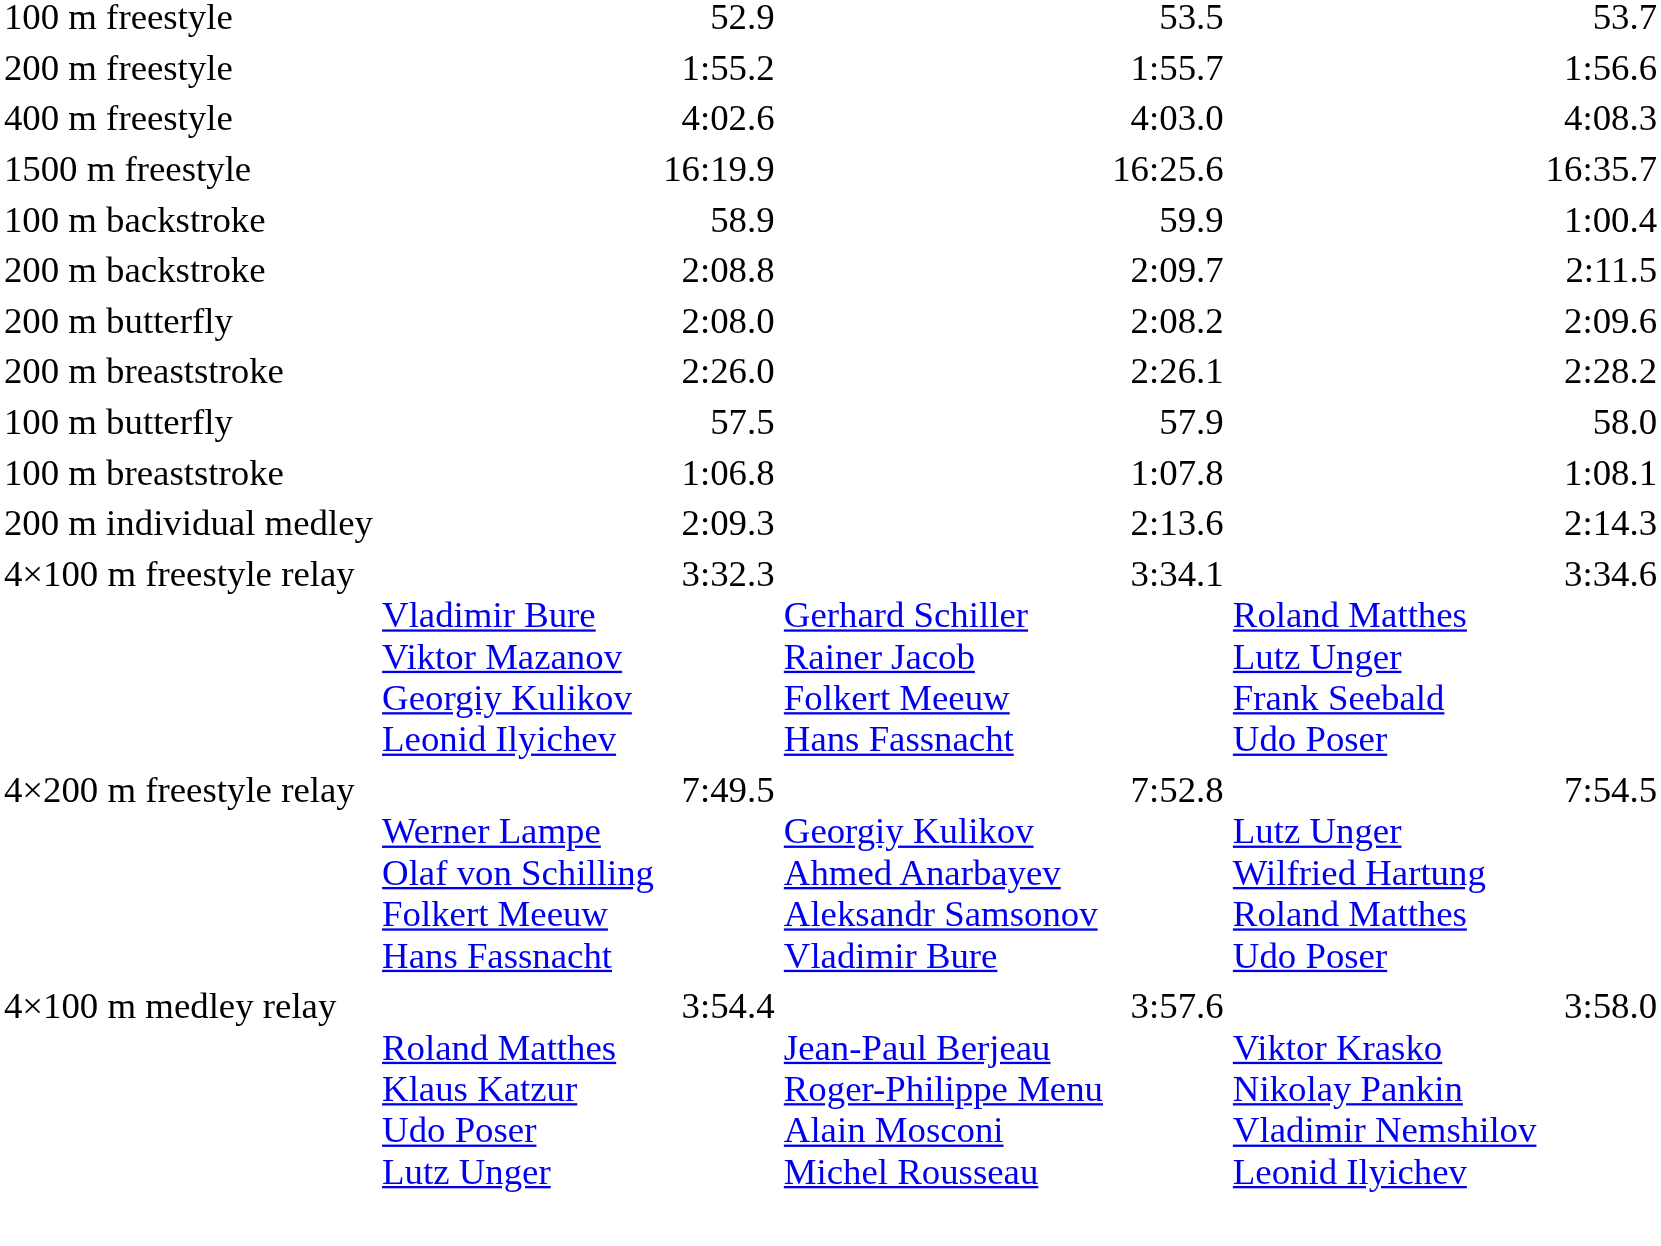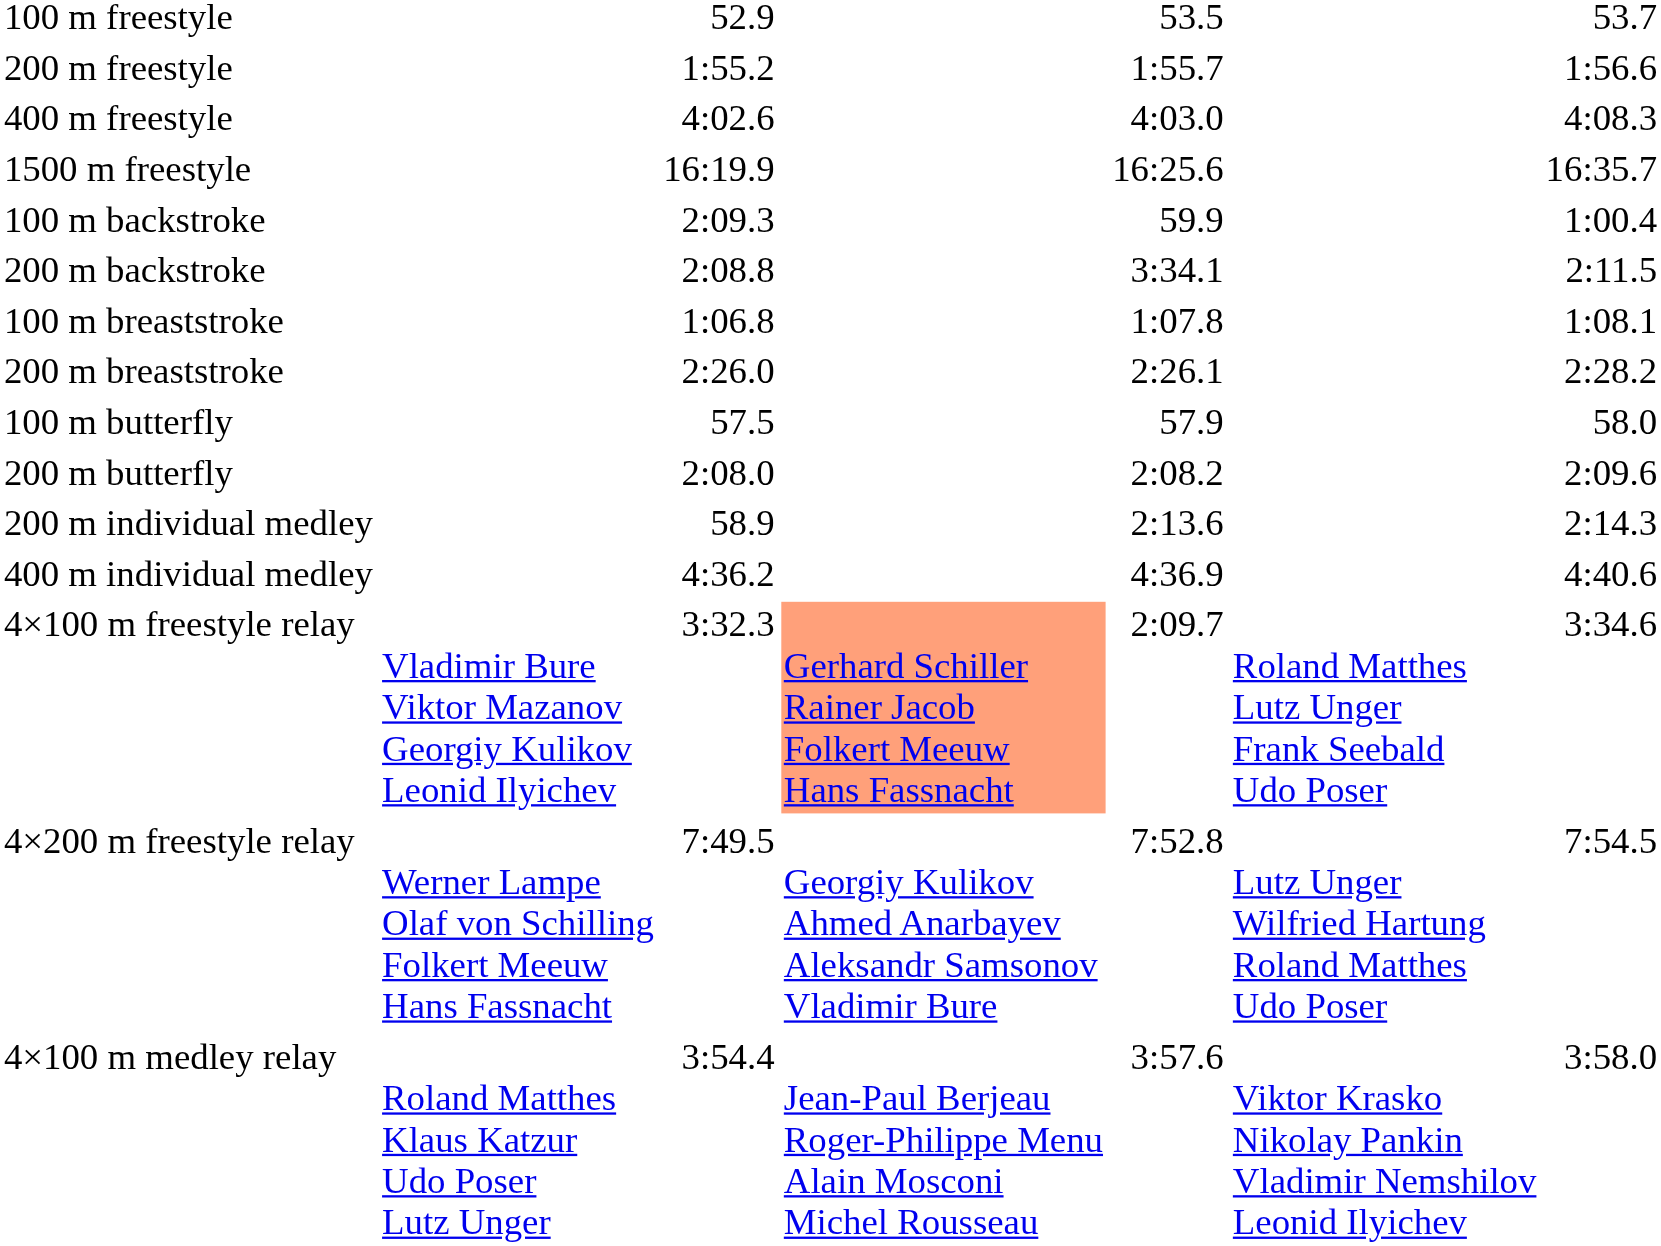(742, 219) 58.9 -> (728, 219) 2:09.3
(1177, 269) 2:09.7 -> (1177, 269) 3:34.1
rows swapped: (144, 472) <-> (118, 320)
(728, 522) 2:09.3 -> (742, 522) 58.9
+ row: (188, 573)
(906, 677) no background -> (906, 727) lightsalmon background
(1177, 573) 3:34.1 -> (1177, 624) 2:09.7
